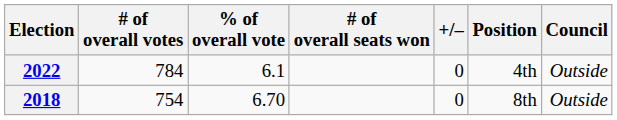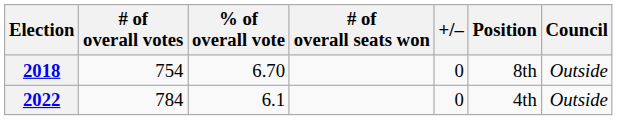rows swapped: (42, 99) <-> (42, 70)
